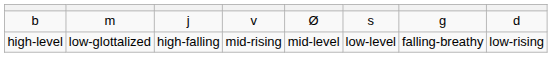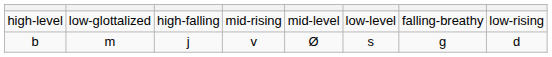rows swapped: (35, 41) <-> (35, 21)
